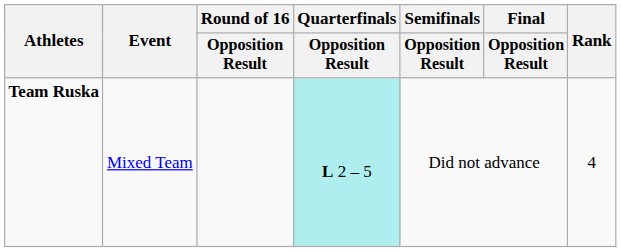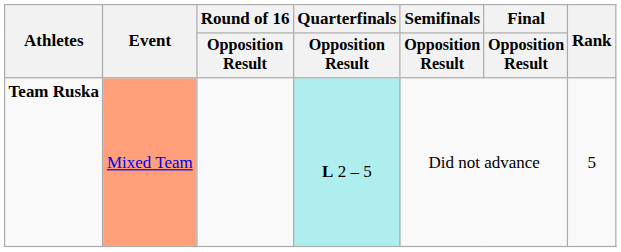(150, 162) no background -> (150, 162) lightsalmon background
(592, 162) 4 -> (592, 162) 5
